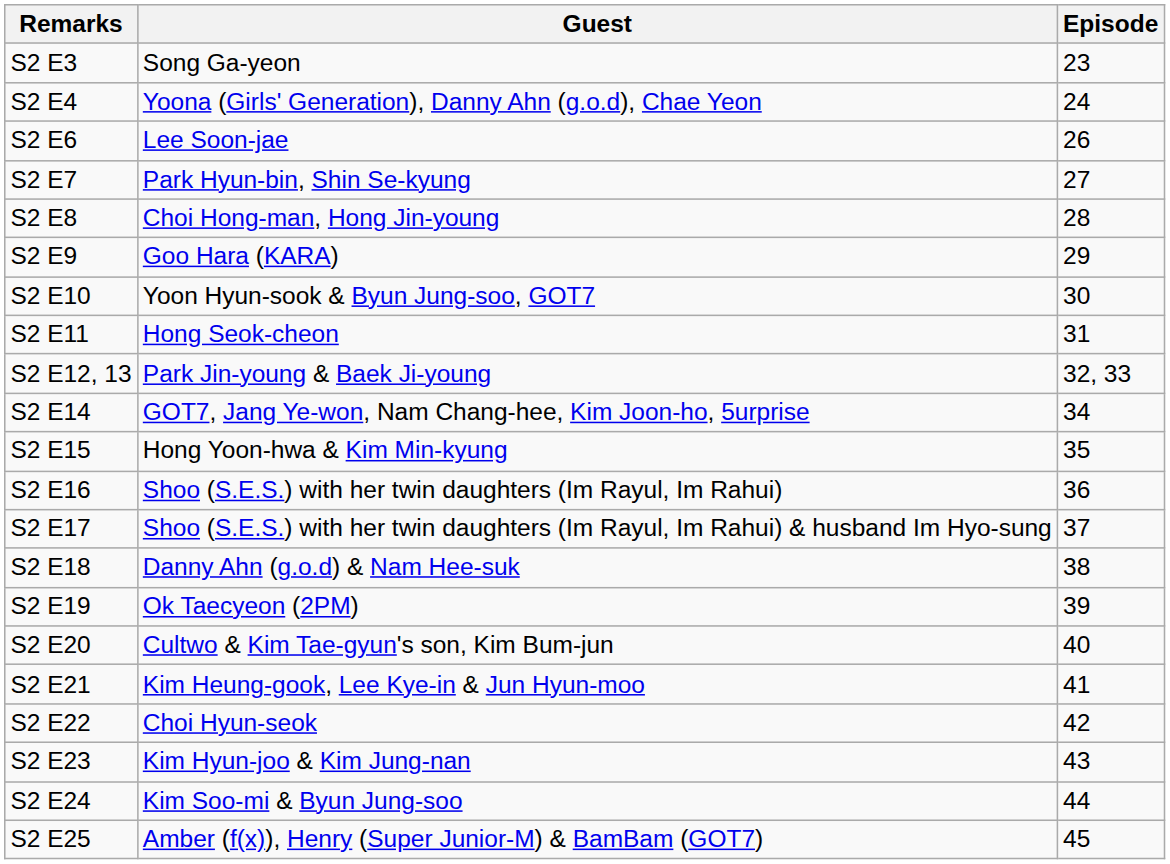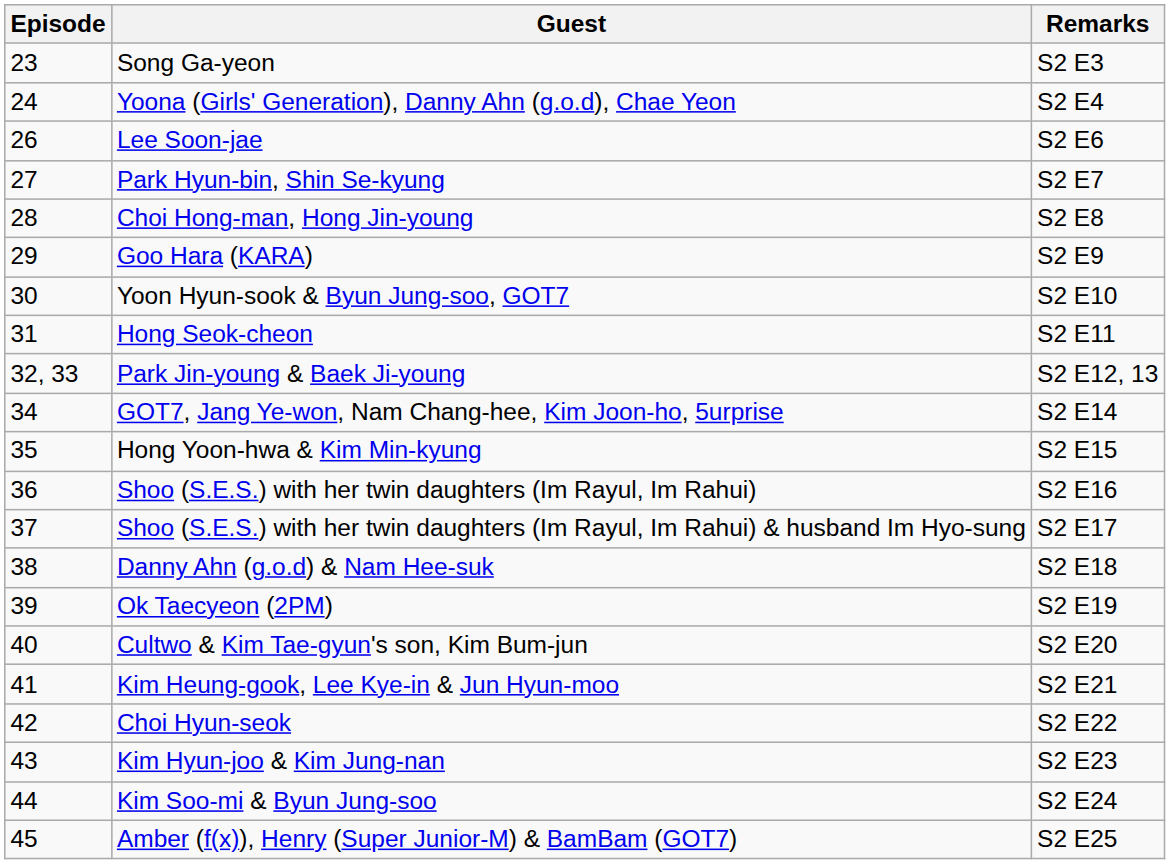columns swapped: (1111, 23) <-> (71, 23)
